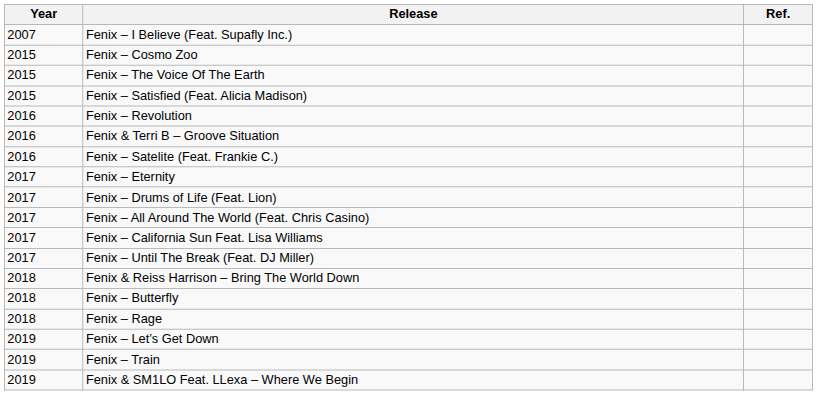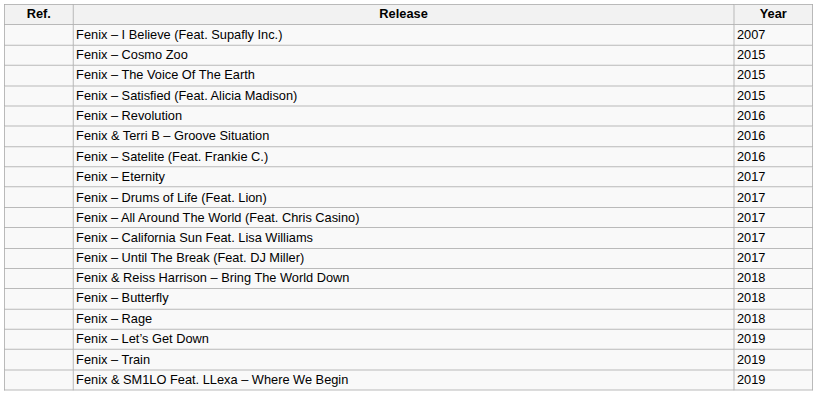columns swapped: (44, 14) <-> (778, 14)
